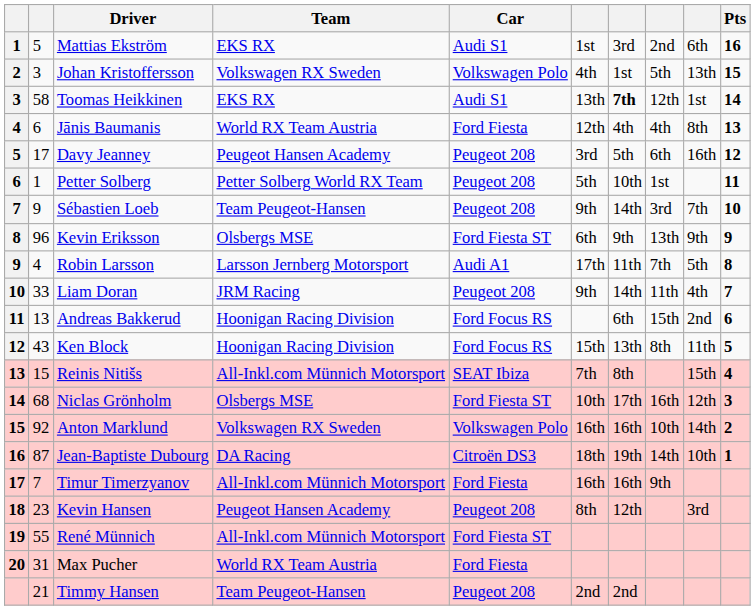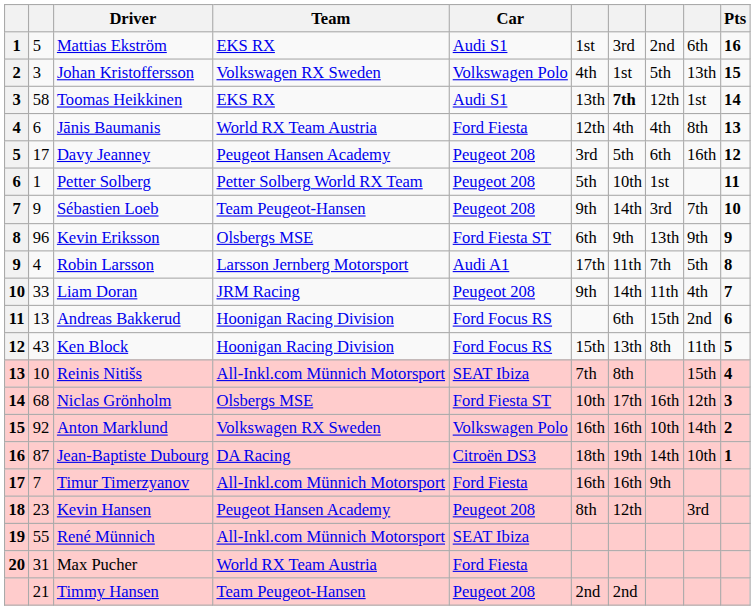(41, 373) 15 -> (41, 373) 10
(502, 537) Ford Fiesta ST -> (491, 537) SEAT Ibiza
